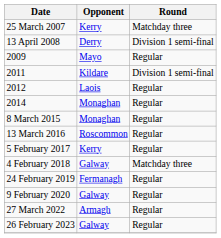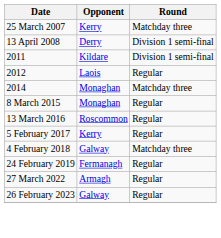- row: (16, 57)
(147, 103) Regular -> (162, 88) Matchday three
- row: (38, 194)
